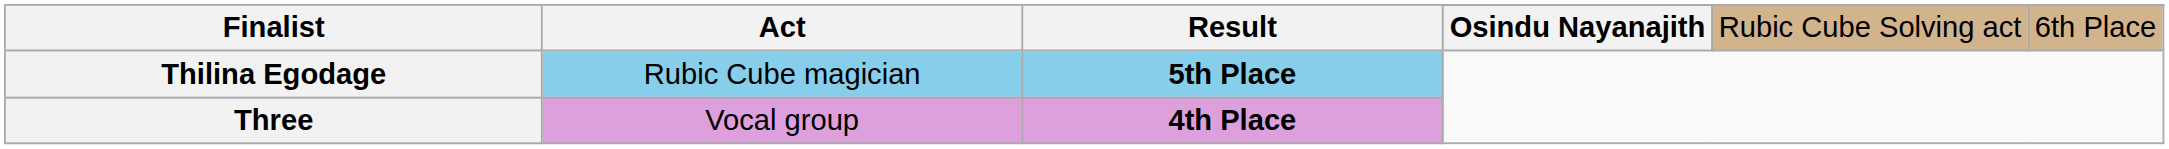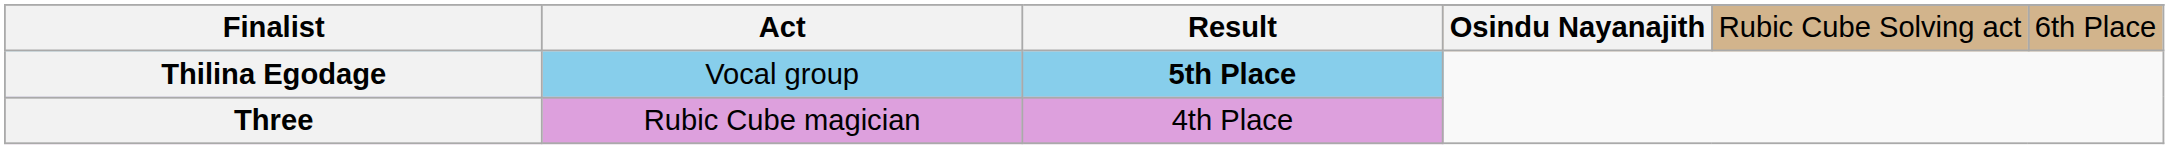(782, 73) Rubic Cube magician -> (782, 73) Vocal group
(782, 119) Vocal group -> (782, 119) Rubic Cube magician
(1232, 119) bold -> (1232, 119) normal
